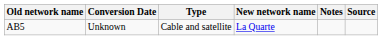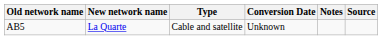columns swapped: (276, 12) <-> (122, 12)
